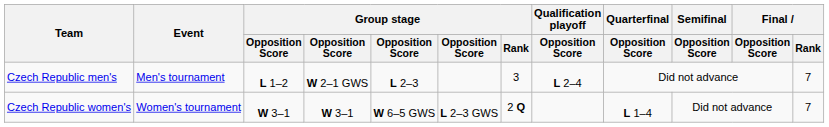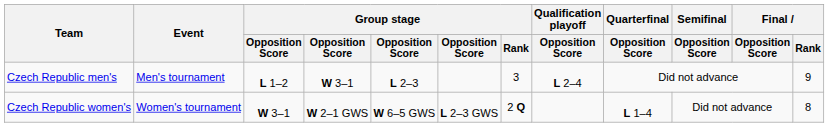(337, 84) W 2–1 GWS -> (337, 84) W 3–1
(808, 78) 7 -> (808, 78) 9
(337, 114) W 3–1 -> (337, 114) W 2–1 GWS
(808, 107) 7 -> (808, 107) 8
